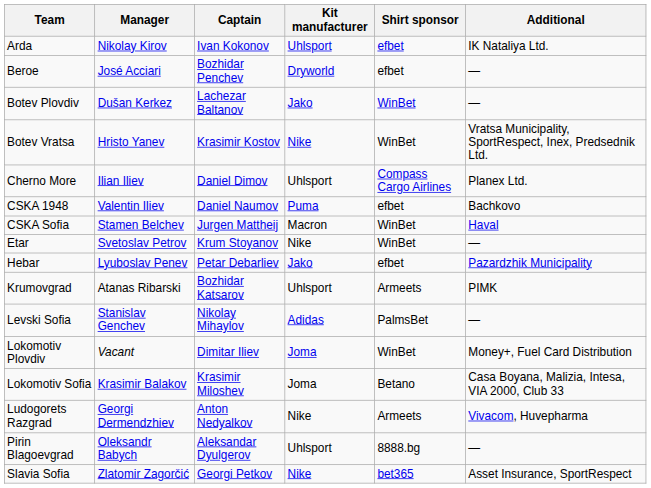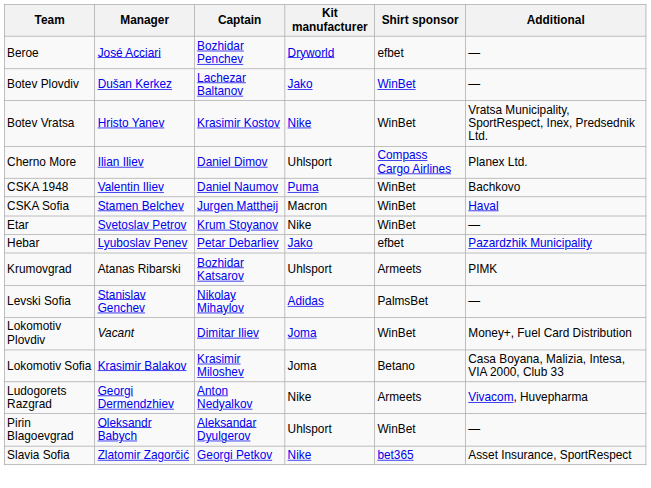- row: (20, 45)
(391, 206) efbet -> (396, 187) WinBet
(399, 448) 8888.bg -> (396, 429) WinBet
